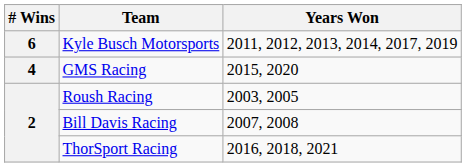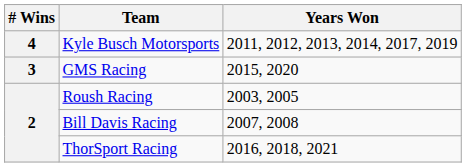(32, 44) 6 -> (32, 44) 4
(32, 70) 4 -> (32, 70) 3
